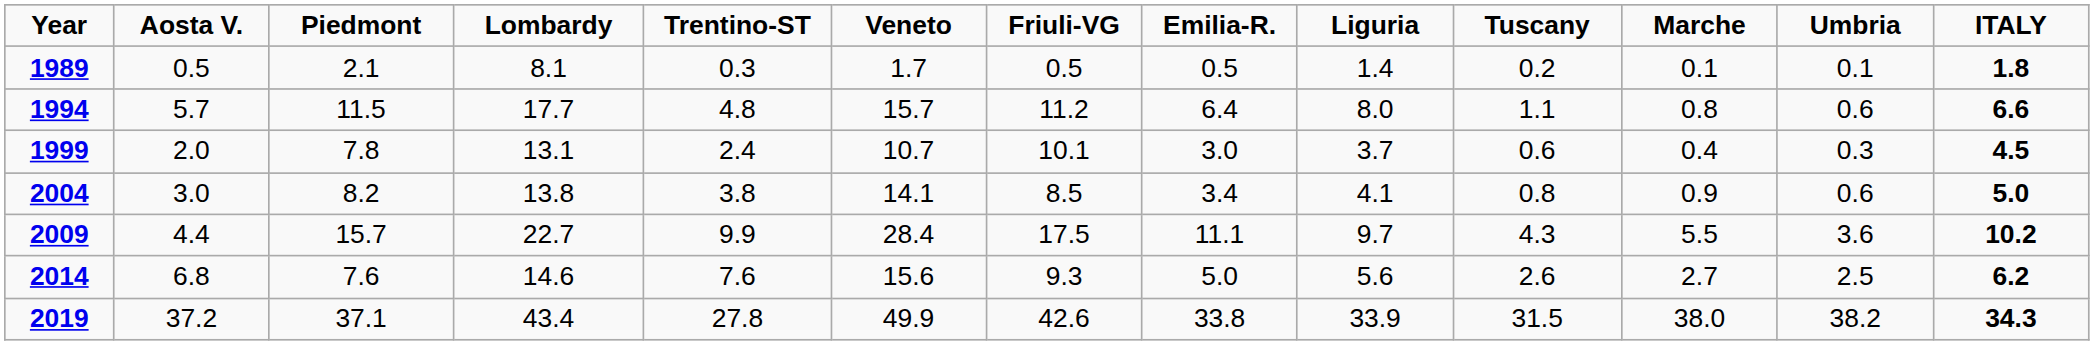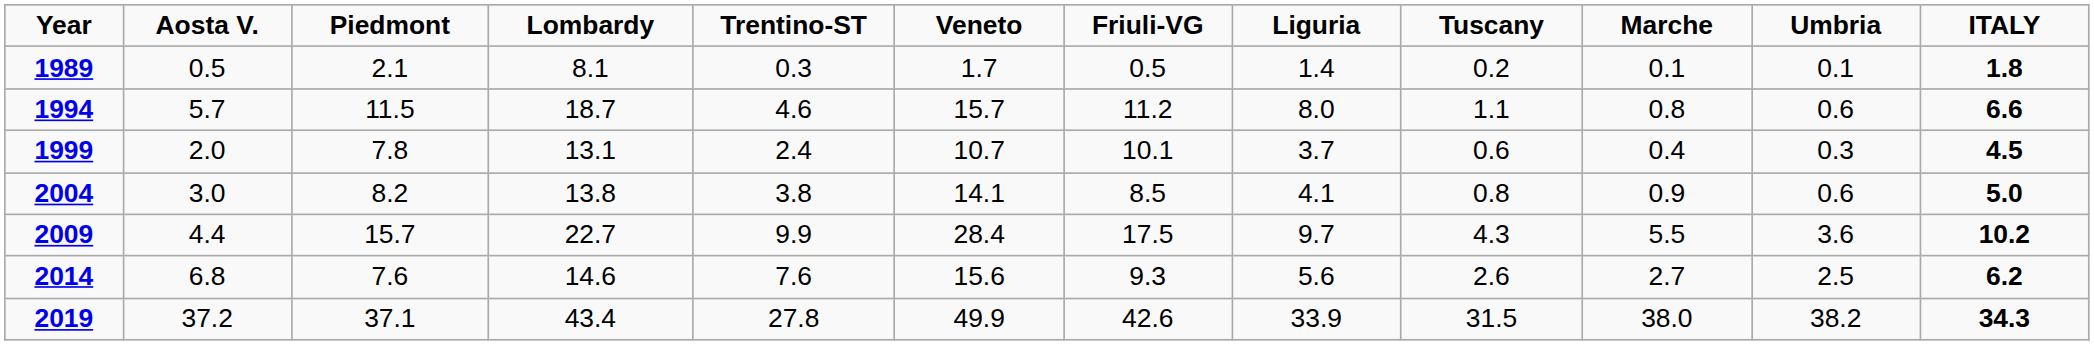- column: (1220, 25)
(549, 109) 17.7 -> (590, 109) 18.7
(737, 109) 4.8 -> (794, 109) 4.6
